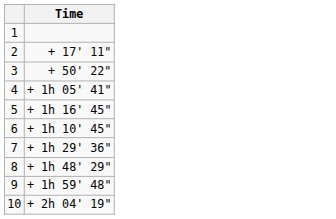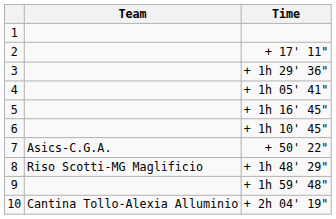+ column: (133, 14)
(80, 71) + 50' 22" -> (286, 71) + 1h 29' 36"
(69, 147) + 1h 29' 36" -> (297, 147) + 50' 22"
